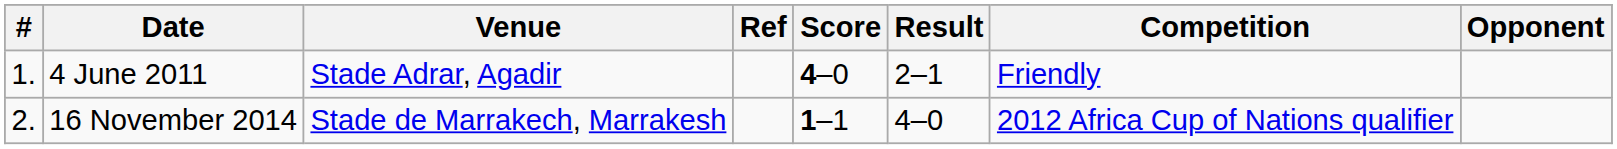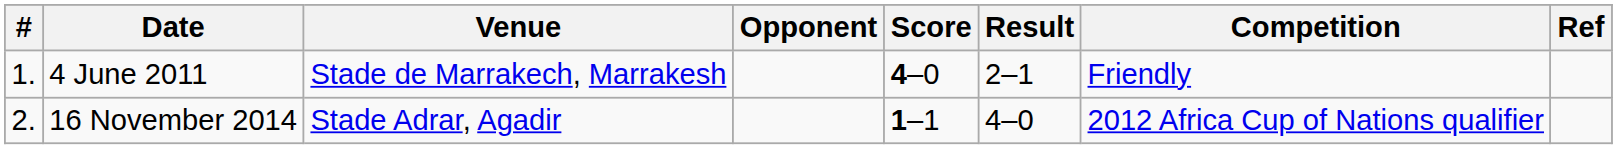columns swapped: (1536, 27) <-> (763, 27)
(436, 73) Stade Adrar, Agadir -> (518, 73) Stade de Marrakech, Marrakesh
(518, 119) Stade de Marrakech, Marrakesh -> (436, 119) Stade Adrar, Agadir
